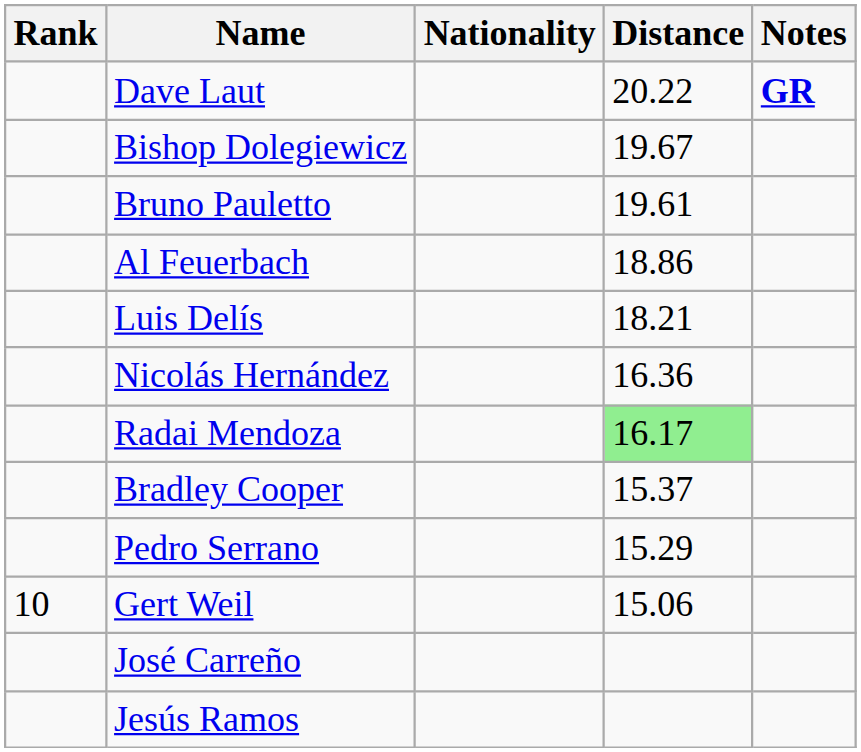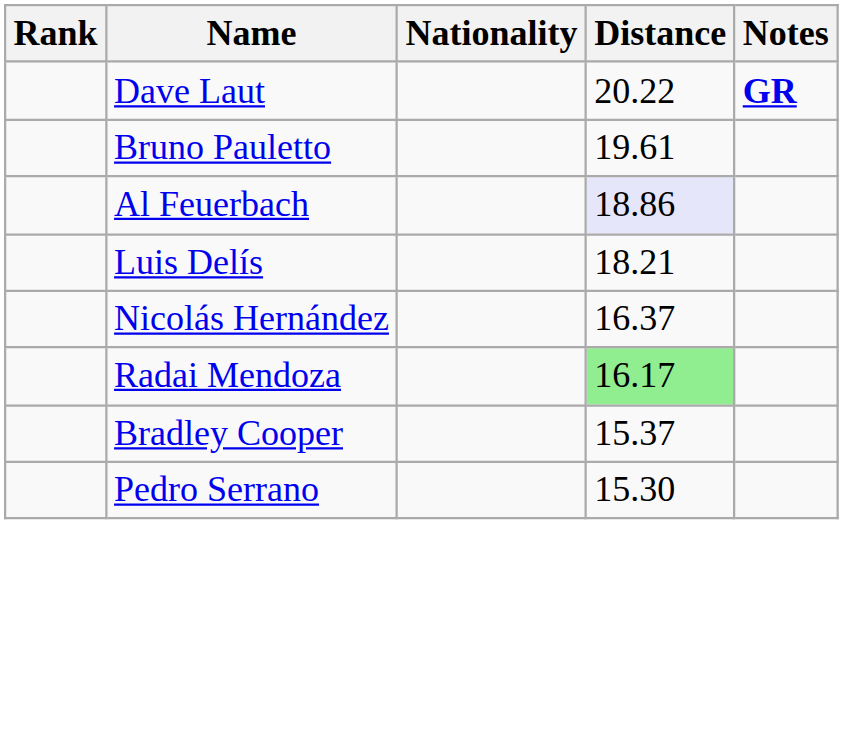- row: (261, 147)
(653, 261) no background -> (635, 204) lavender background
(653, 375) 16.36 -> (635, 318) 16.37
(653, 546) 15.29 -> (635, 489) 15.30
- row: (184, 603)
- row: (208, 661)
- row: (207, 718)
